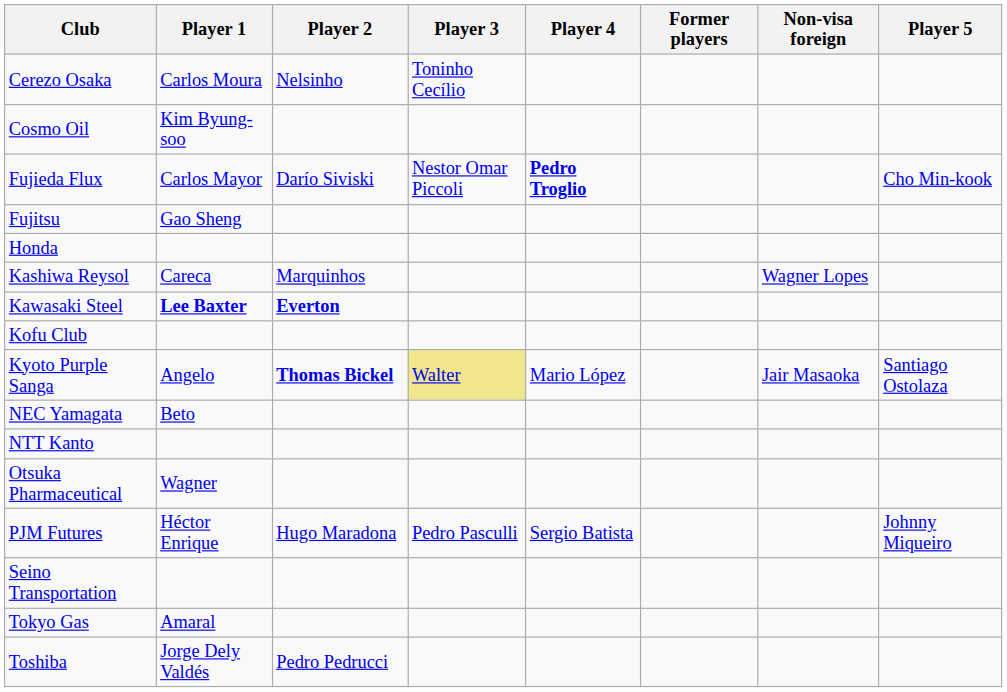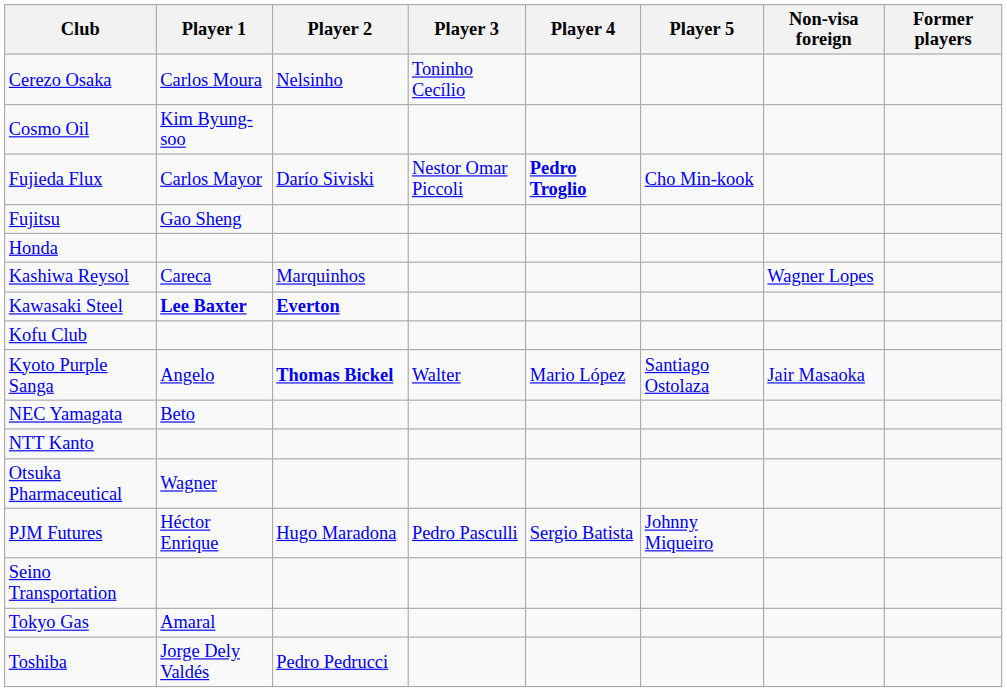columns swapped: (940, 29) <-> (699, 29)
(436, 374) khaki background -> (436, 374) no background
